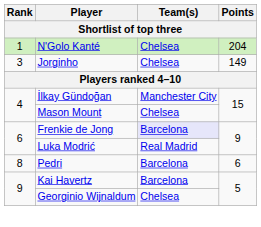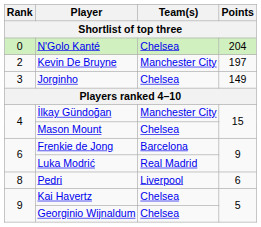(20, 46) 1 -> (20, 46) 0
+ row: (77, 63)
(164, 130) lavender background -> (164, 146) no background
(164, 163) Barcelona -> (162, 180) Liverpool
(164, 180) Barcelona -> (160, 197) Chelsea
